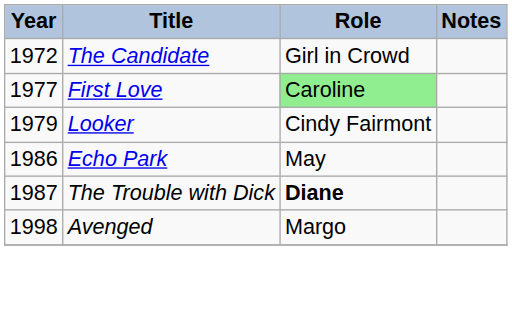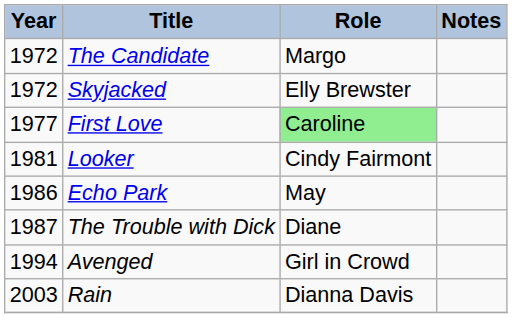(347, 55) Girl in Crowd -> (316, 55) Margo
+ row: (117, 90)
(34, 124) 1979 -> (34, 158) 1981
(314, 192) bold -> (313, 227) normal
(34, 227) 1998 -> (34, 261) 1994
(316, 227) Margo -> (347, 261) Girl in Crowd
+ row: (90, 295)
